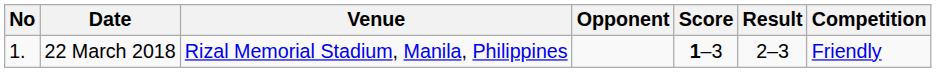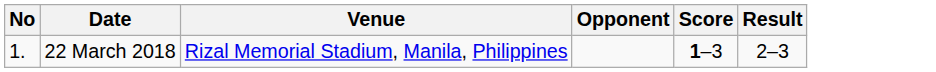- column: (869, 20)
